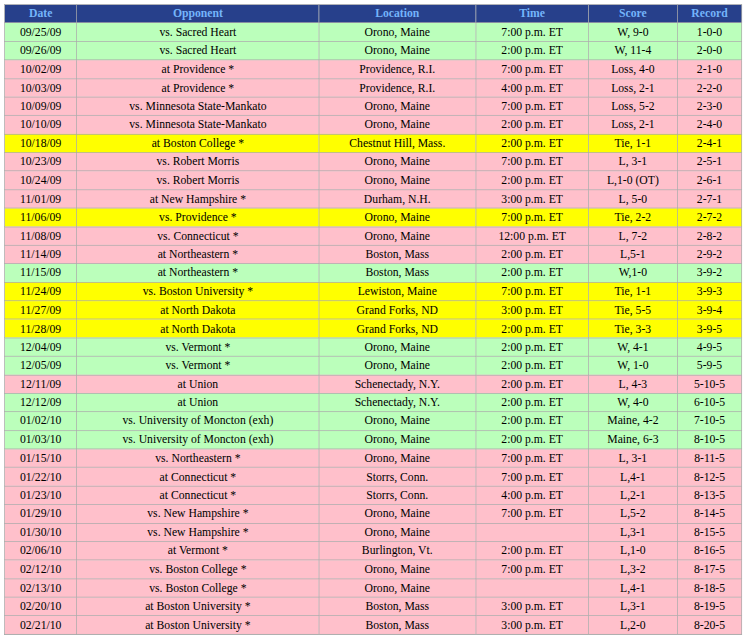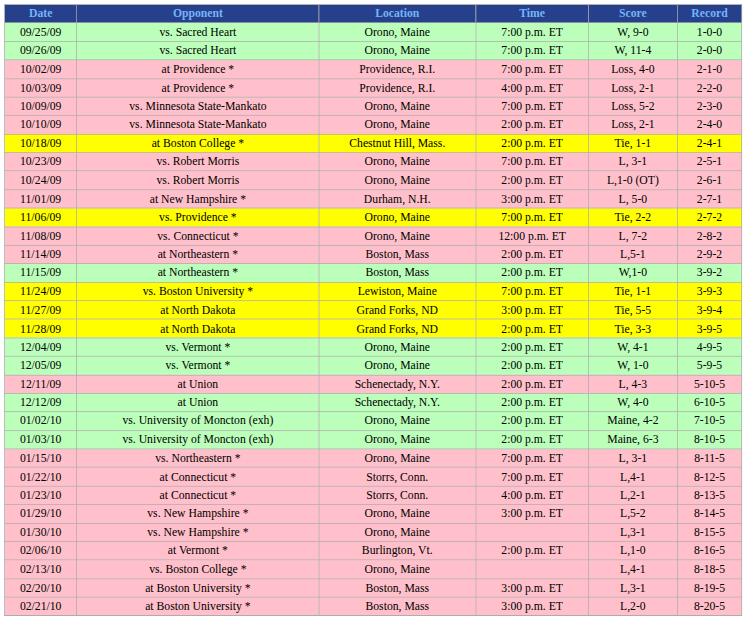(532, 50) 2:00 p.m. ET -> (532, 50) 7:00 p.m. ET
(532, 513) 7:00 p.m. ET -> (532, 513) 3:00 p.m. ET
- row: (41, 569)
